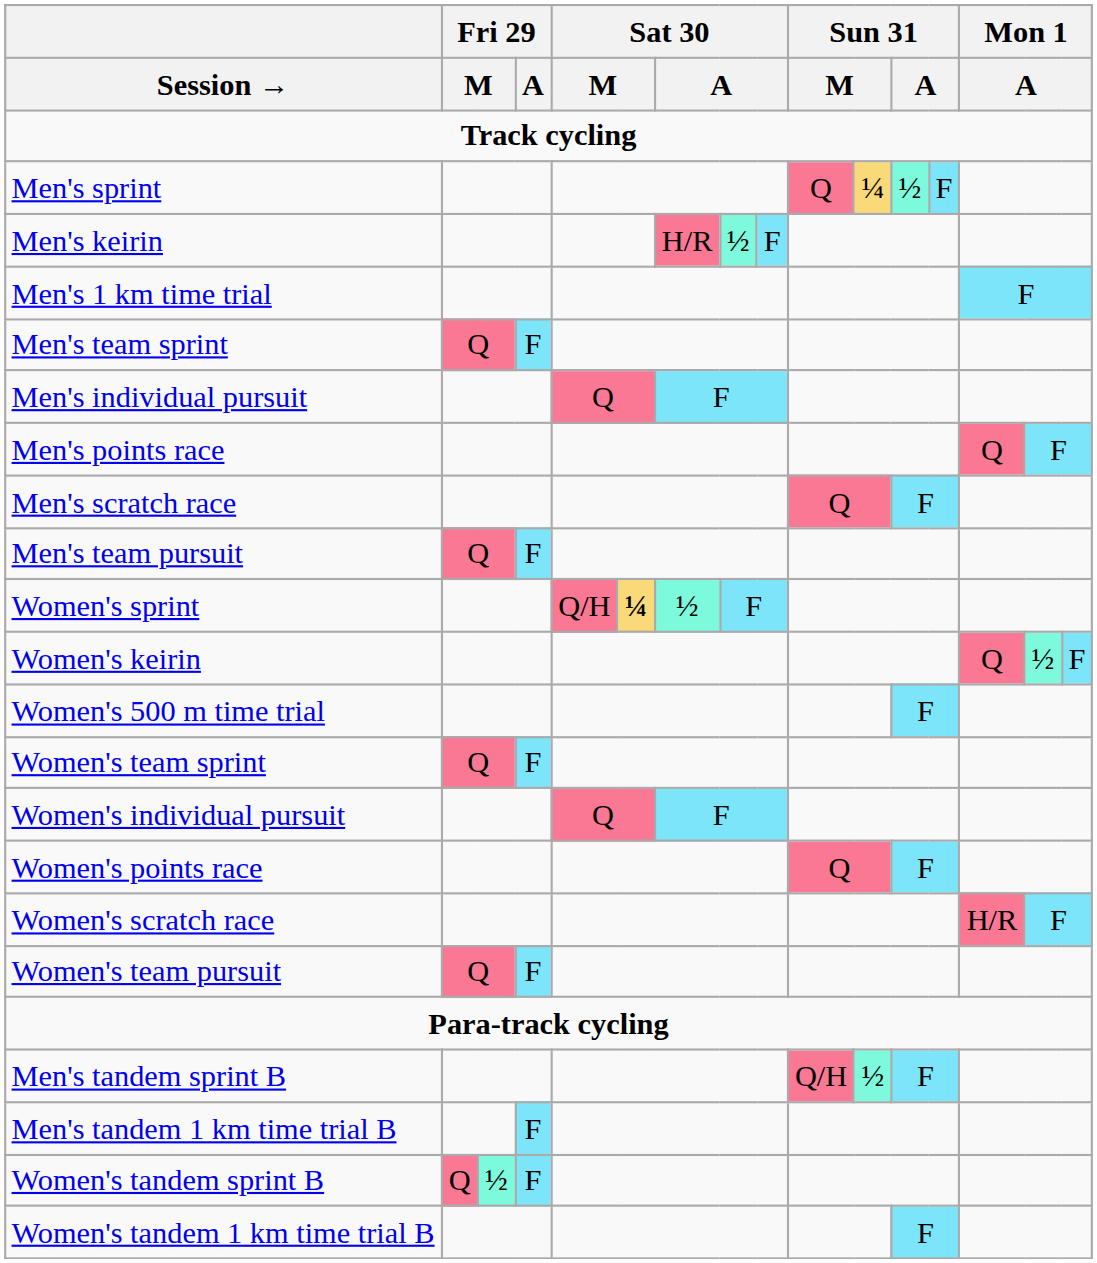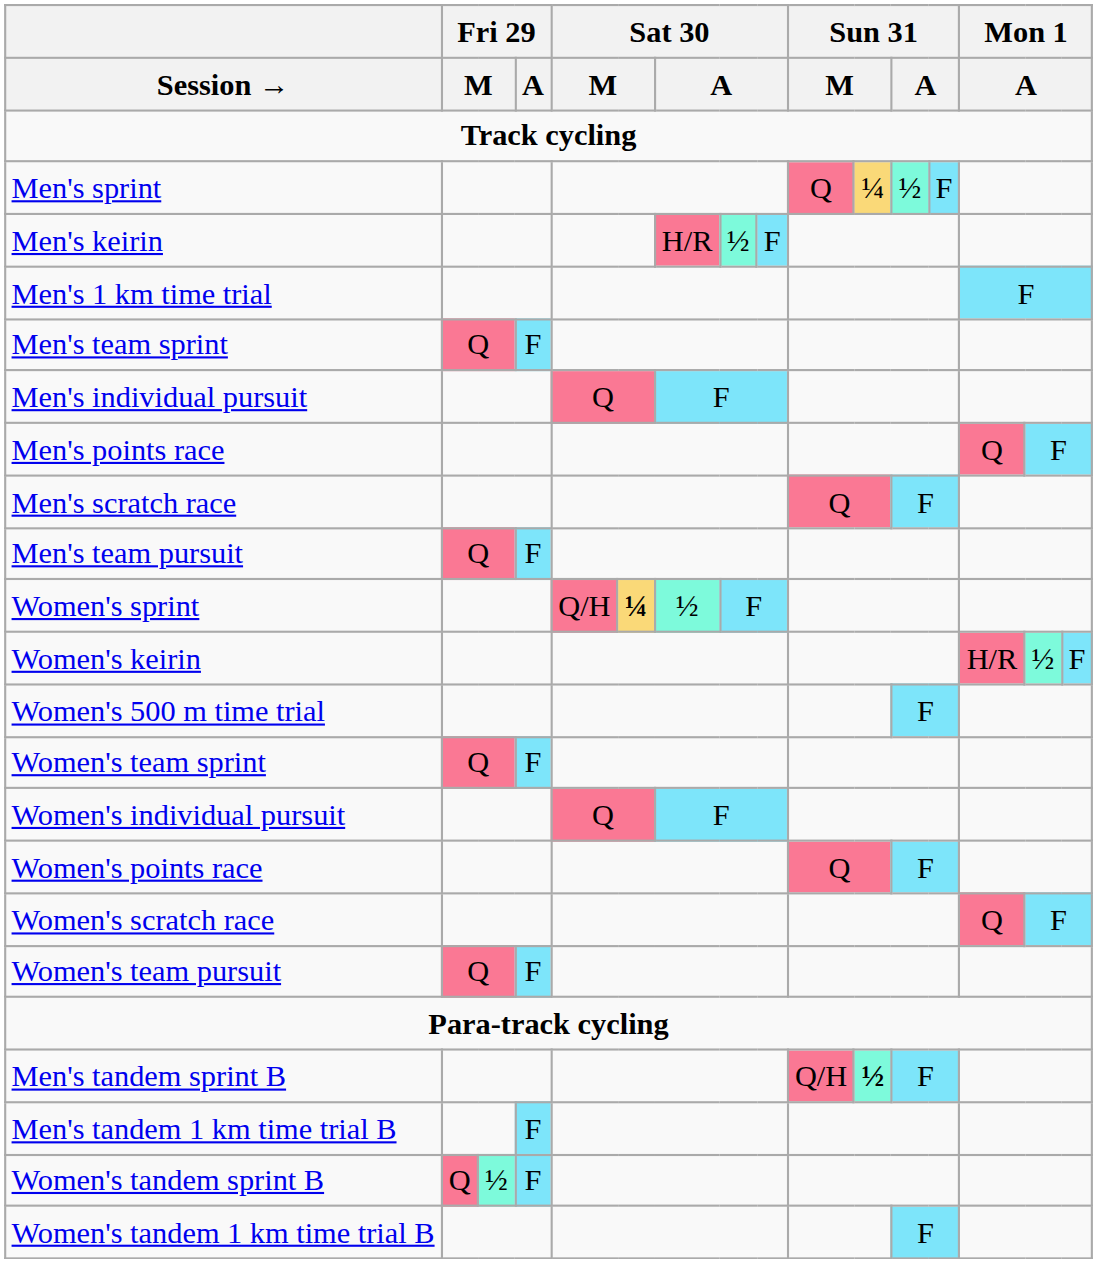(992, 658) Q -> (992, 658) H/R
(992, 919) H/R -> (992, 919) Q
(873, 1076) normal -> (873, 1076) bold
